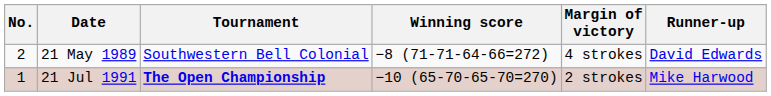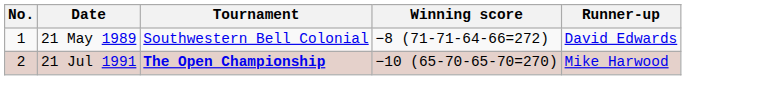- column: (604, 25)
(21, 56) 2 -> (21, 40) 1
(21, 80) 1 -> (21, 63) 2
